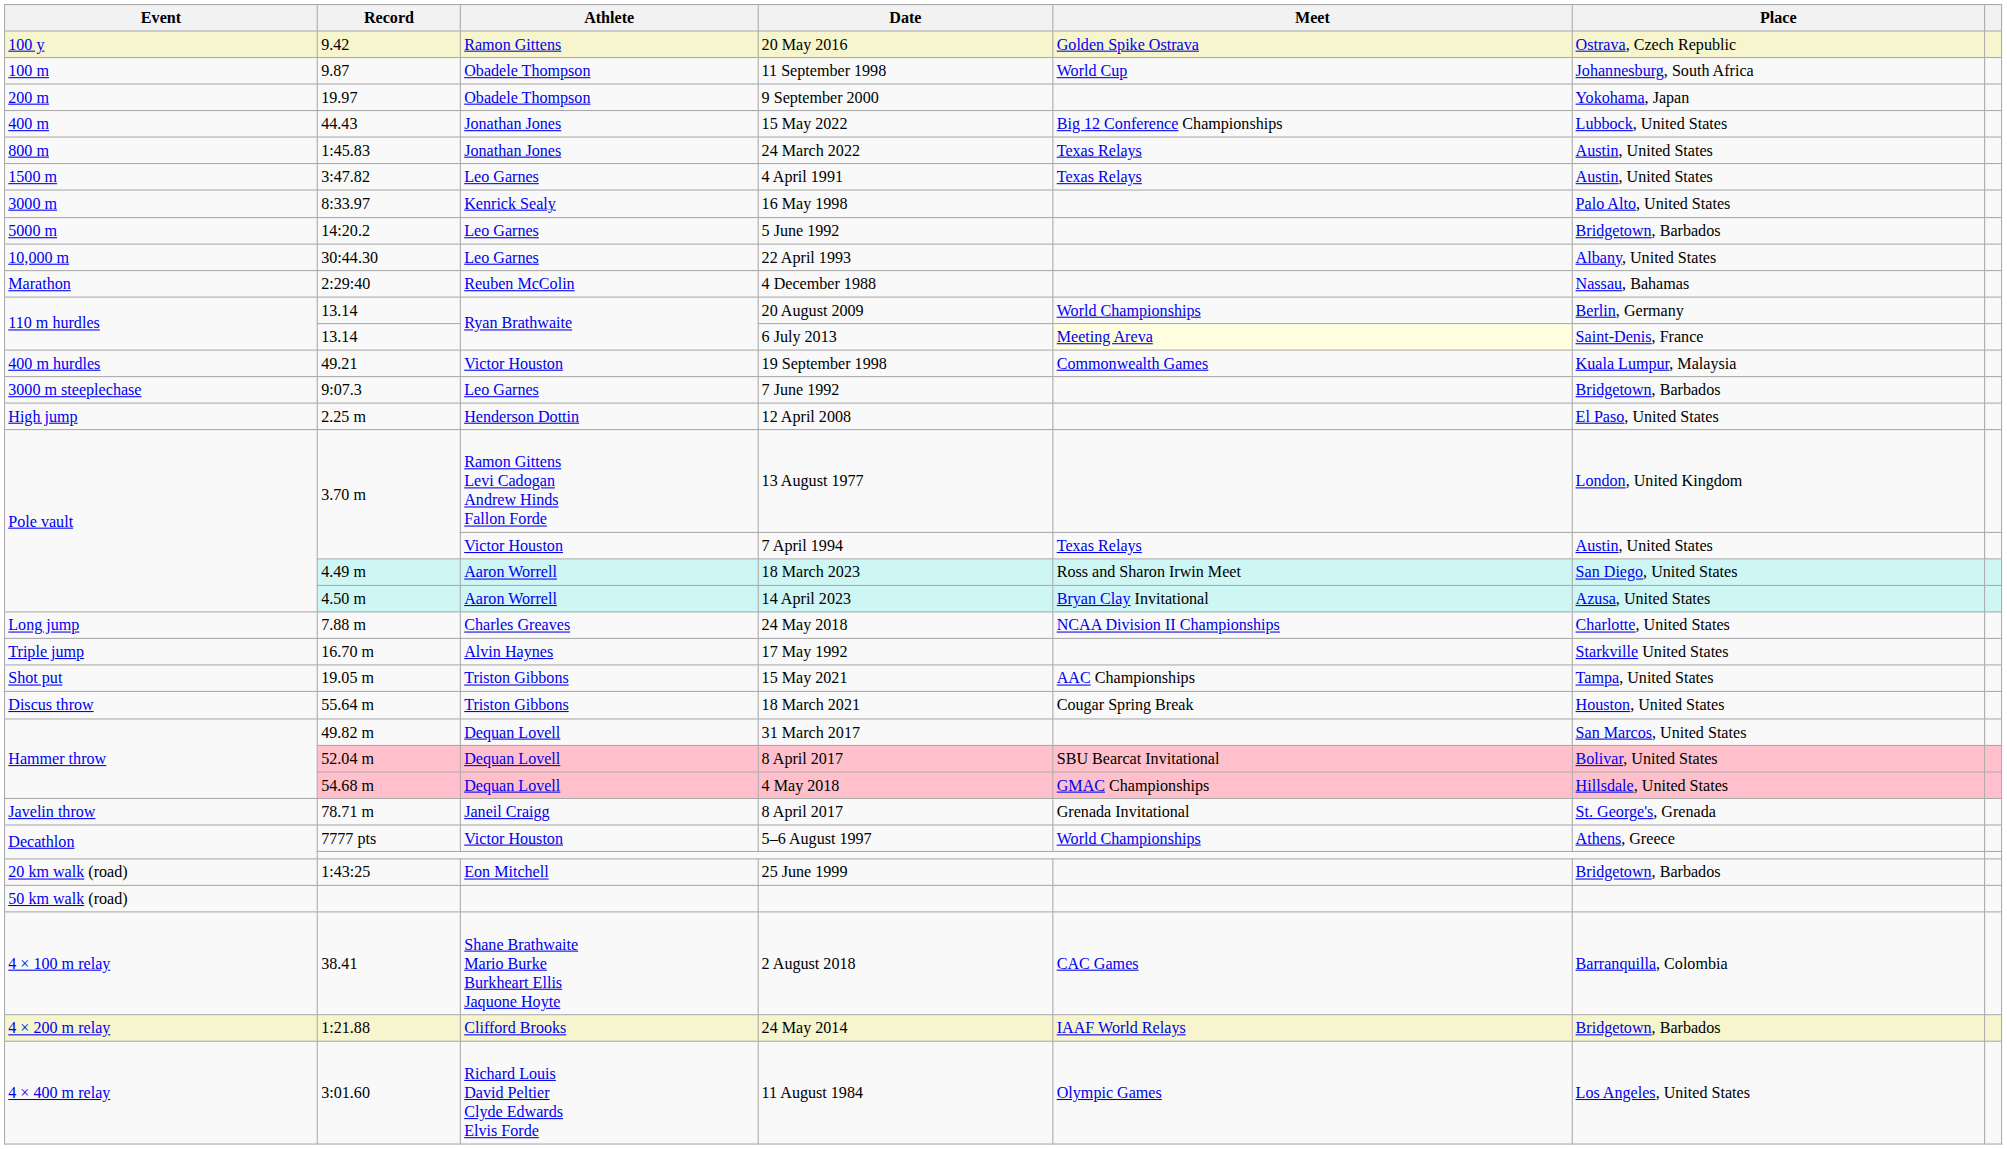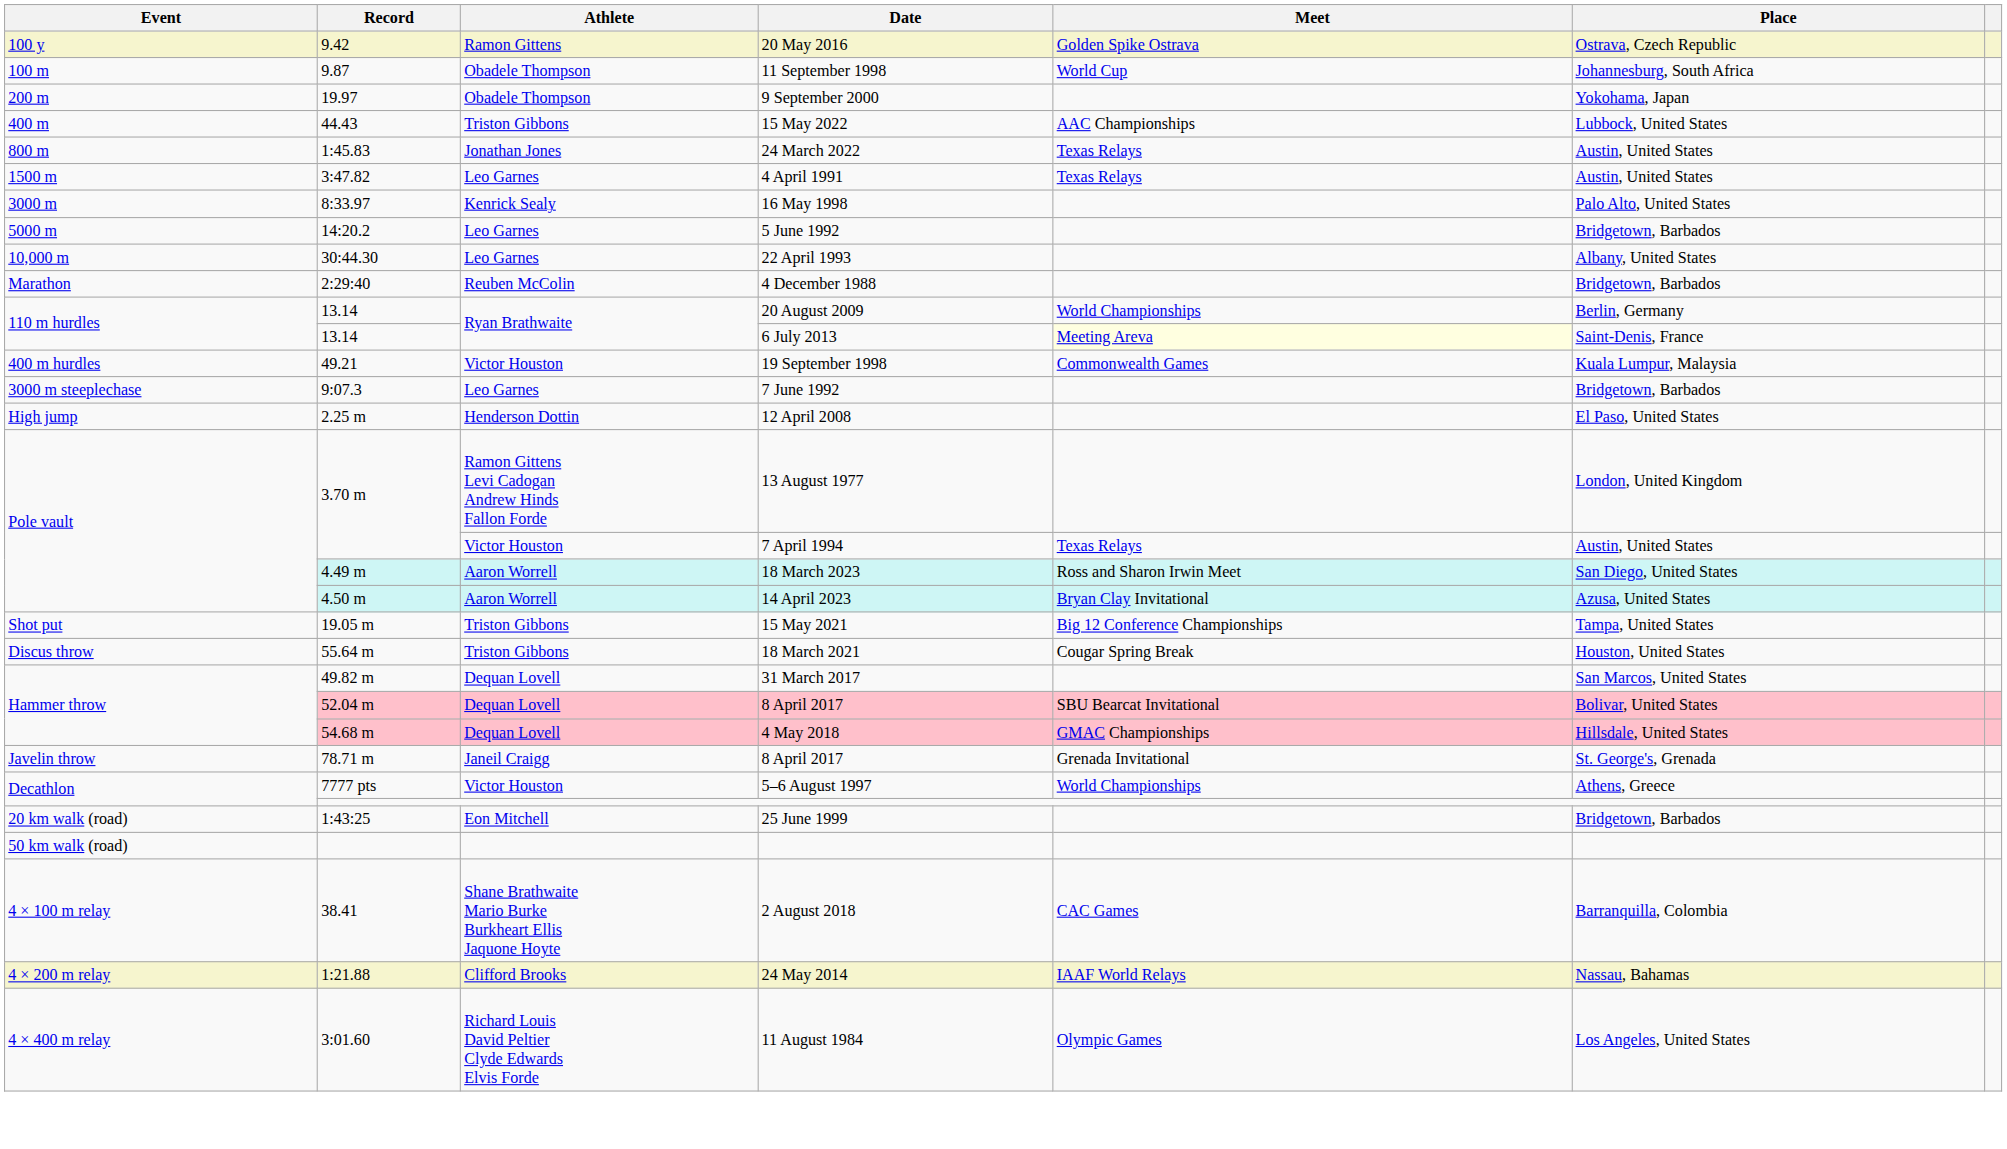(513, 124) Jonathan Jones -> (516, 124) Triston Gibbons
(1170, 124) Big 12 Conference Championships -> (1126, 124) AAC Championships
(1632, 283) Nassau, Bahamas -> (1648, 283) Bridgetown, Barbados
- row: (44, 625)
- row: (46, 652)
(1126, 678) AAC Championships -> (1170, 625) Big 12 Conference Championships
(1648, 1028) Bridgetown, Barbados -> (1632, 975) Nassau, Bahamas
